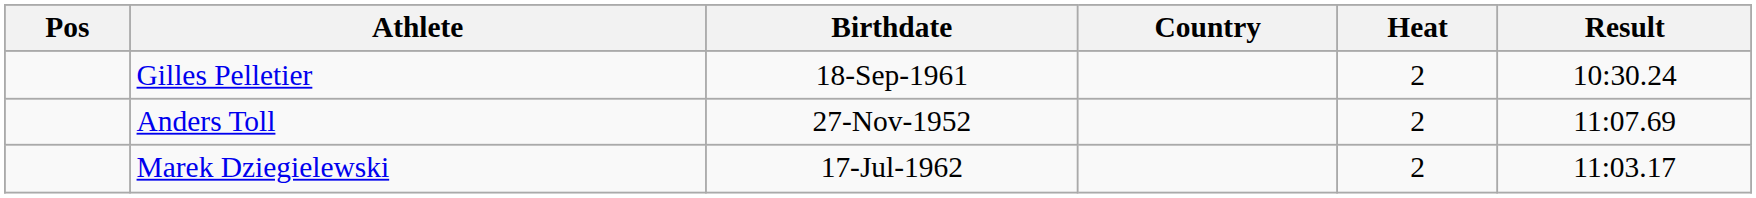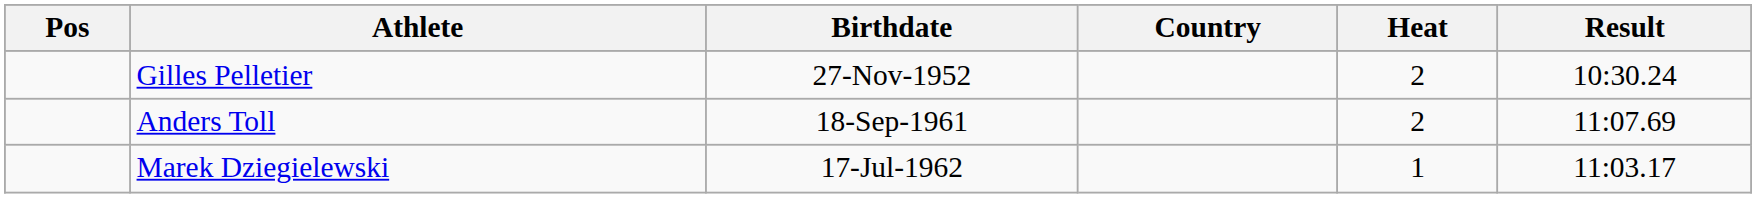(892, 74) 18-Sep-1961 -> (892, 74) 27-Nov-1952
(892, 121) 27-Nov-1952 -> (892, 121) 18-Sep-1961
(1418, 167) 2 -> (1418, 167) 1
